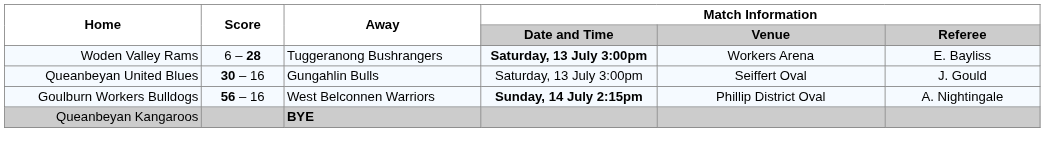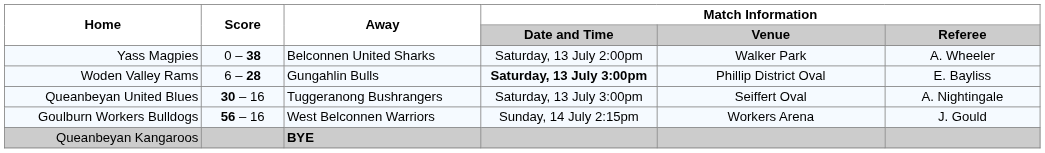+ row: (158, 55)
(365, 55) Tuggeranong Bushrangers -> (333, 76) Gungahlin Bulls
(771, 55) Workers Arena -> (771, 76) Phillip District Oval
(333, 76) Gungahlin Bulls -> (365, 96) Tuggeranong Bushrangers
(962, 76) J. Gould -> (962, 96) A. Nightingale
(569, 96) bold -> (569, 117) normal
(771, 96) Phillip District Oval -> (771, 117) Workers Arena
(962, 96) A. Nightingale -> (962, 117) J. Gould
